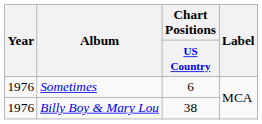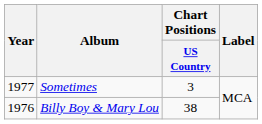(21, 87) 1976 -> (21, 87) 1977
(191, 87) 6 -> (191, 87) 3
